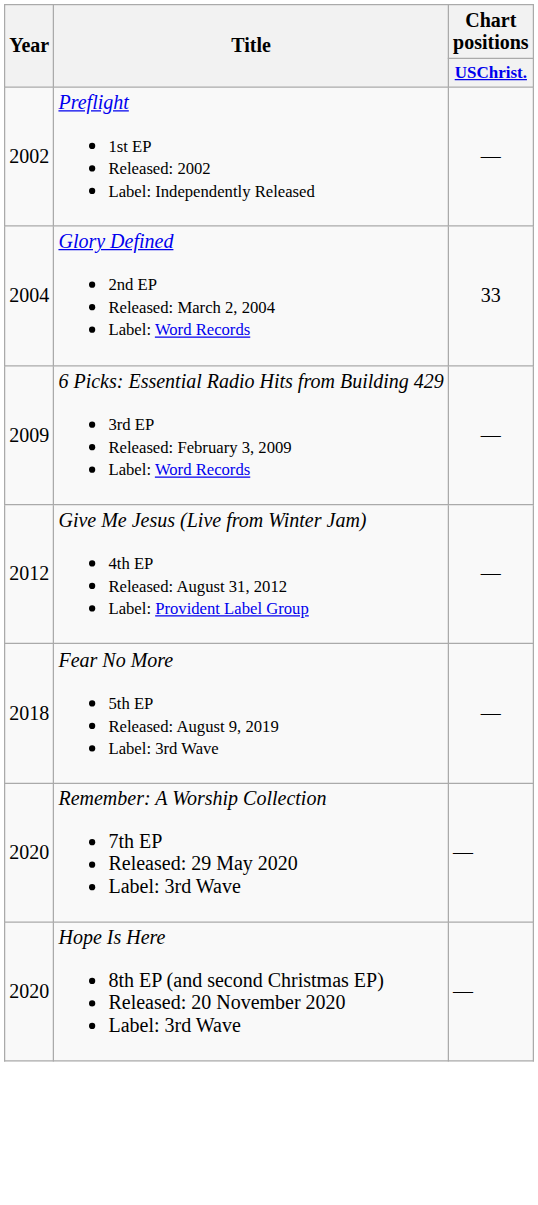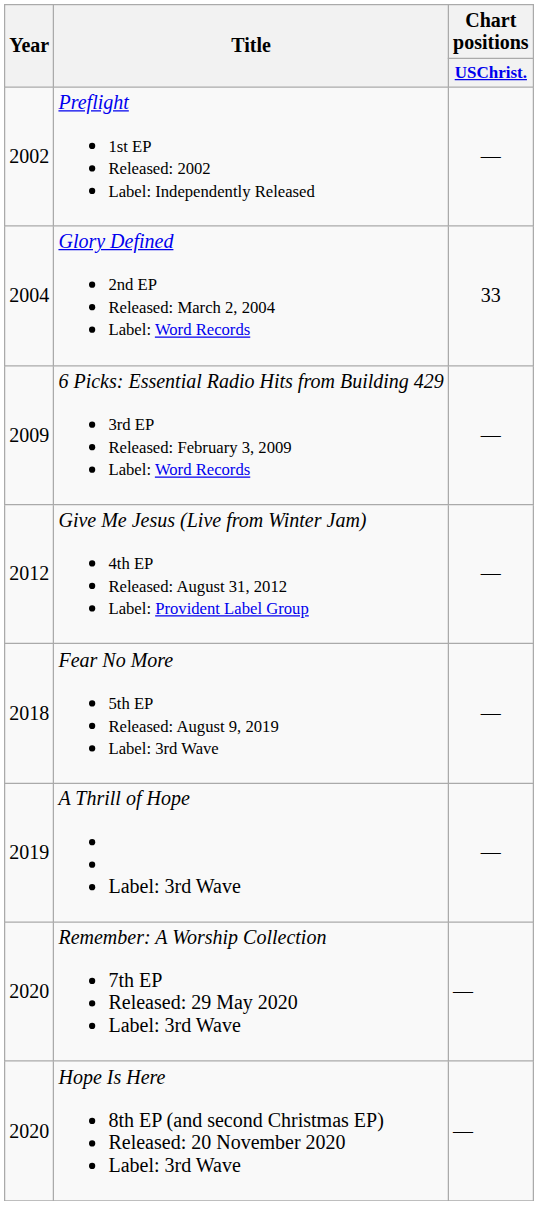+ row: (251, 843)
